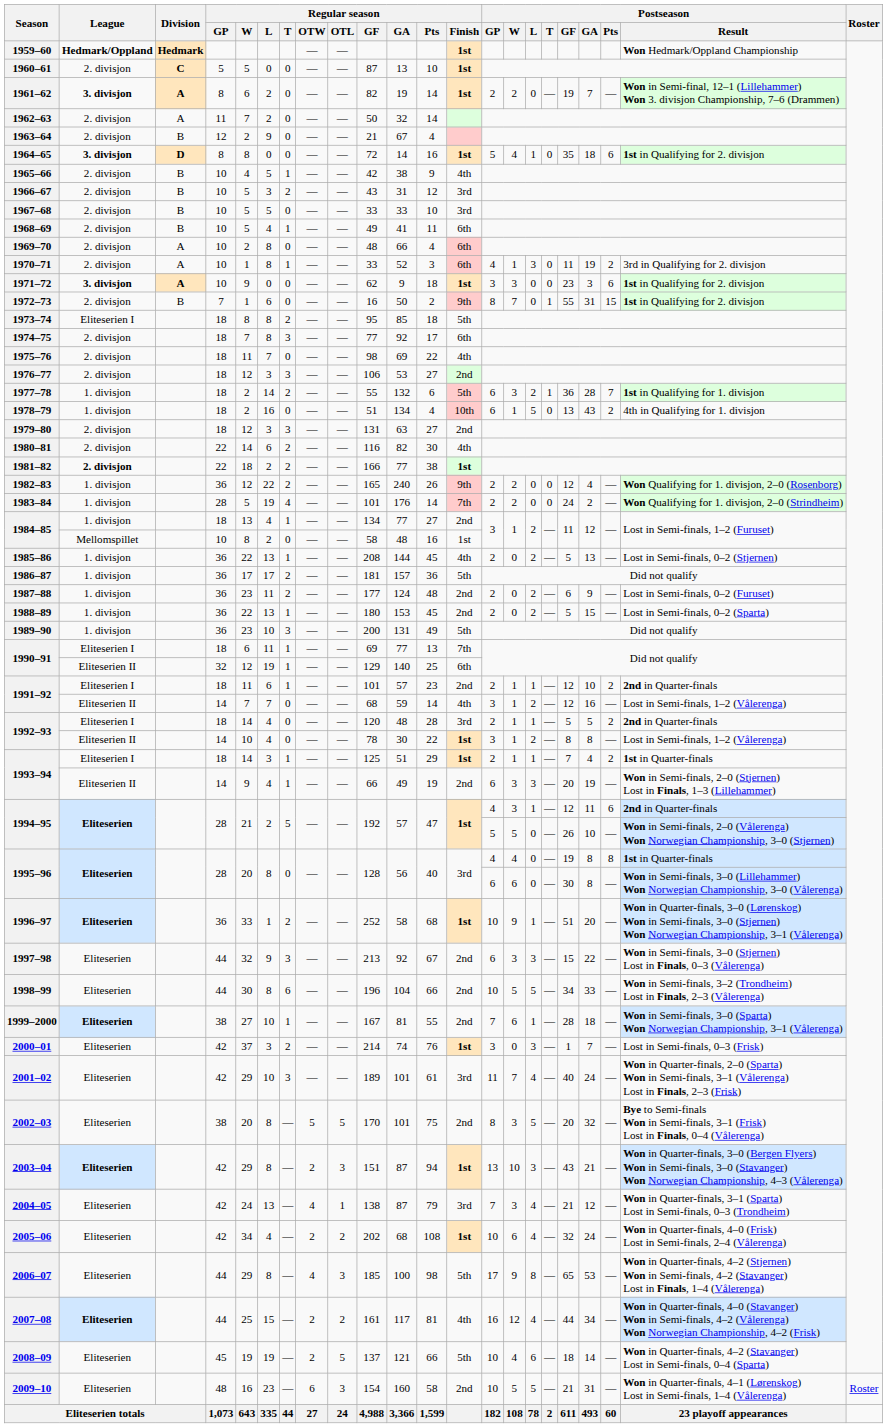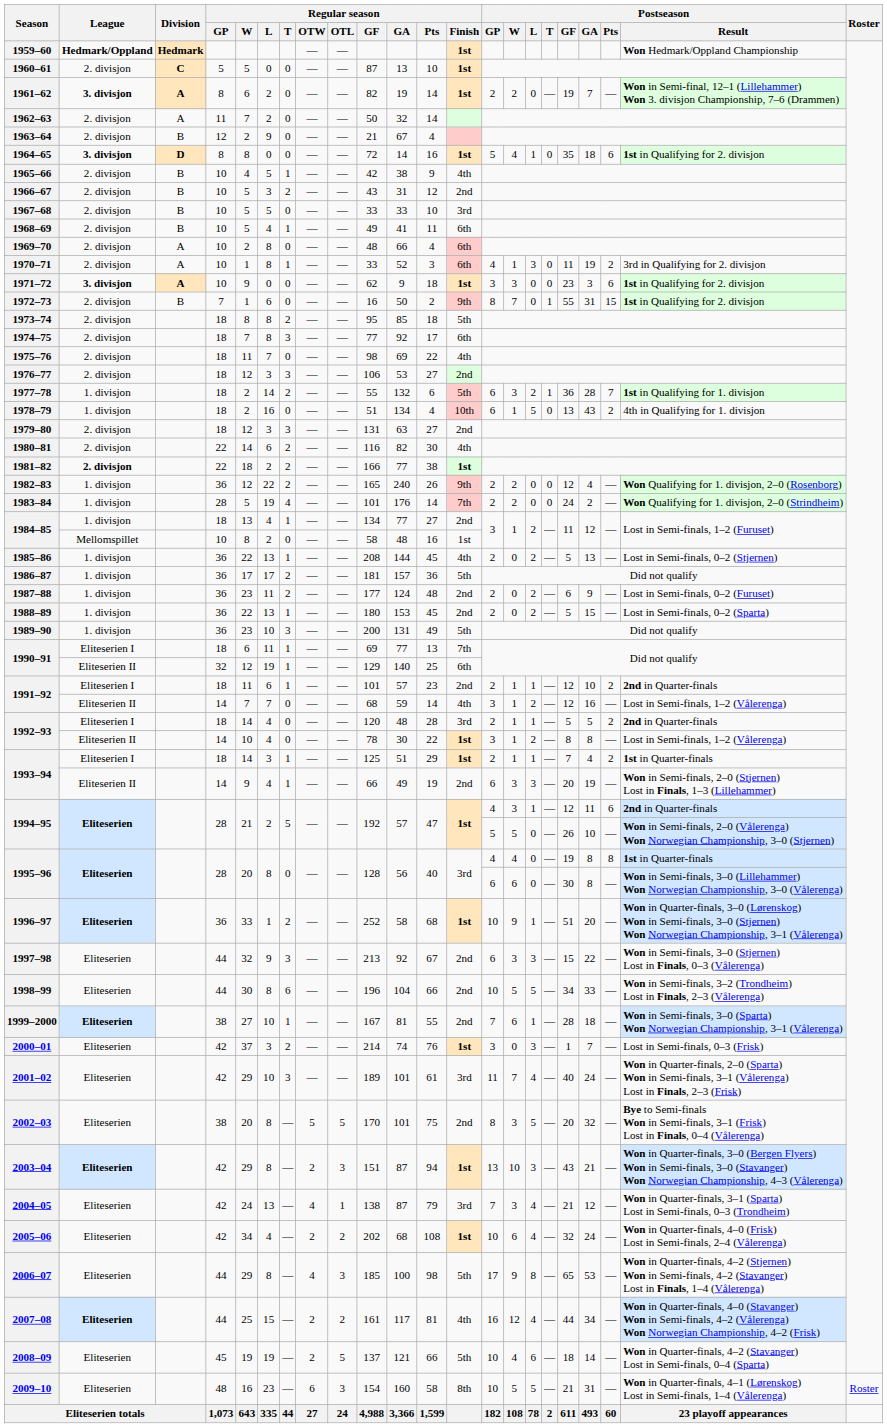(464, 191) 3rd -> (464, 191) 2nd
(107, 319) Eliteserien I -> (107, 319) 2. divisjon
(464, 1388) 2nd -> (464, 1388) 8th
